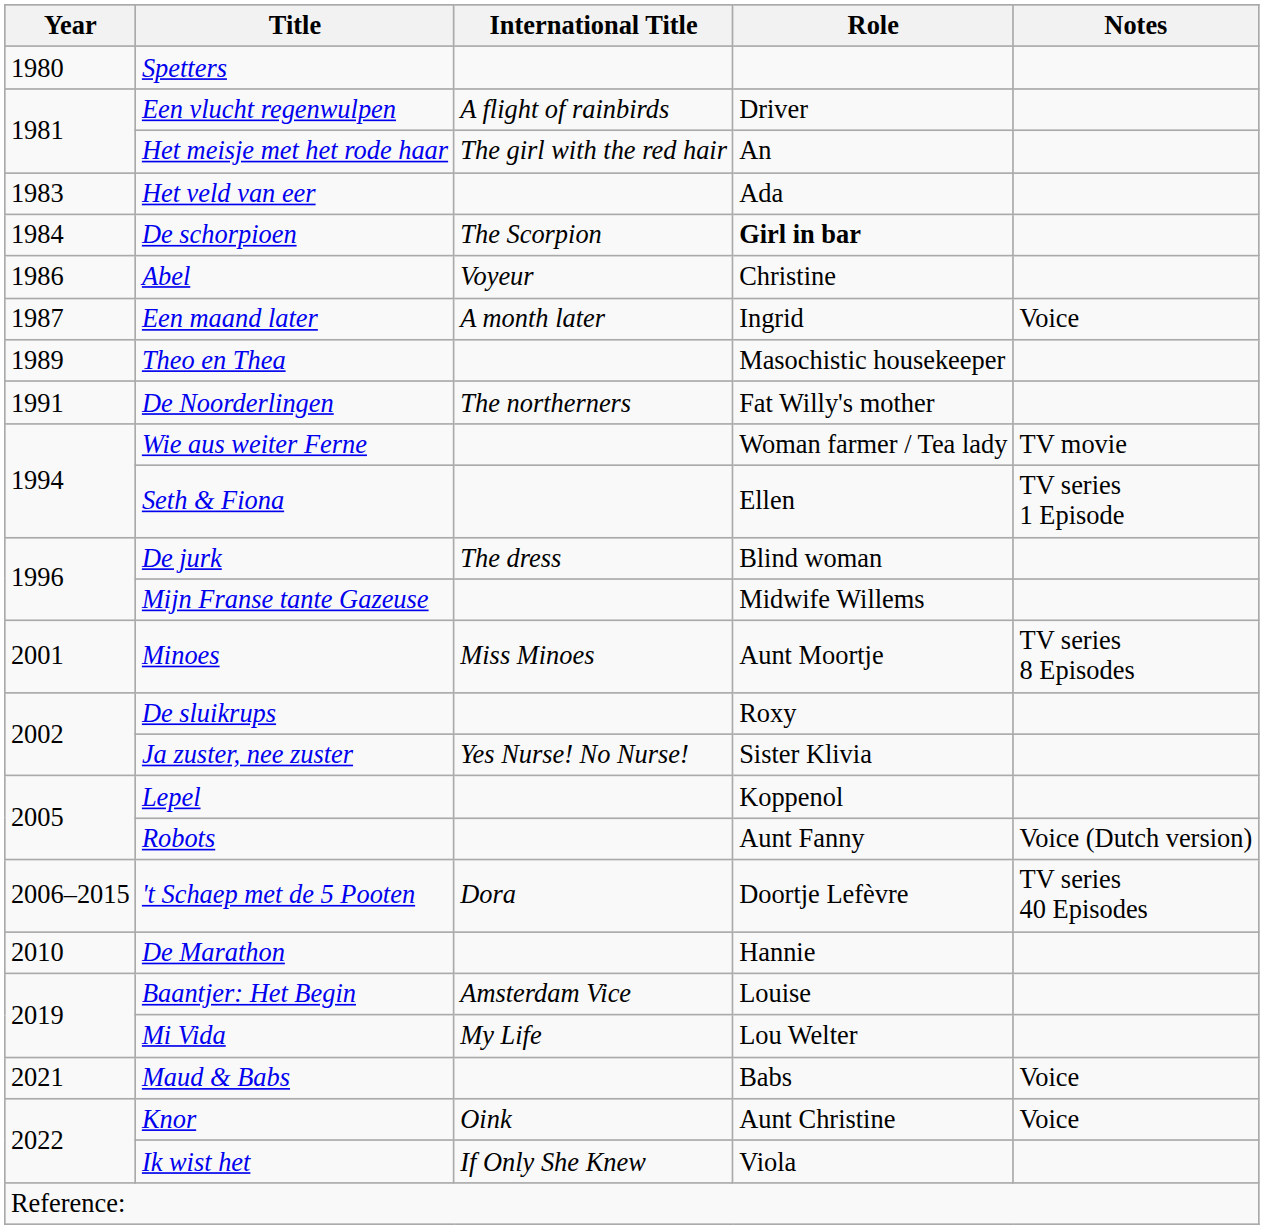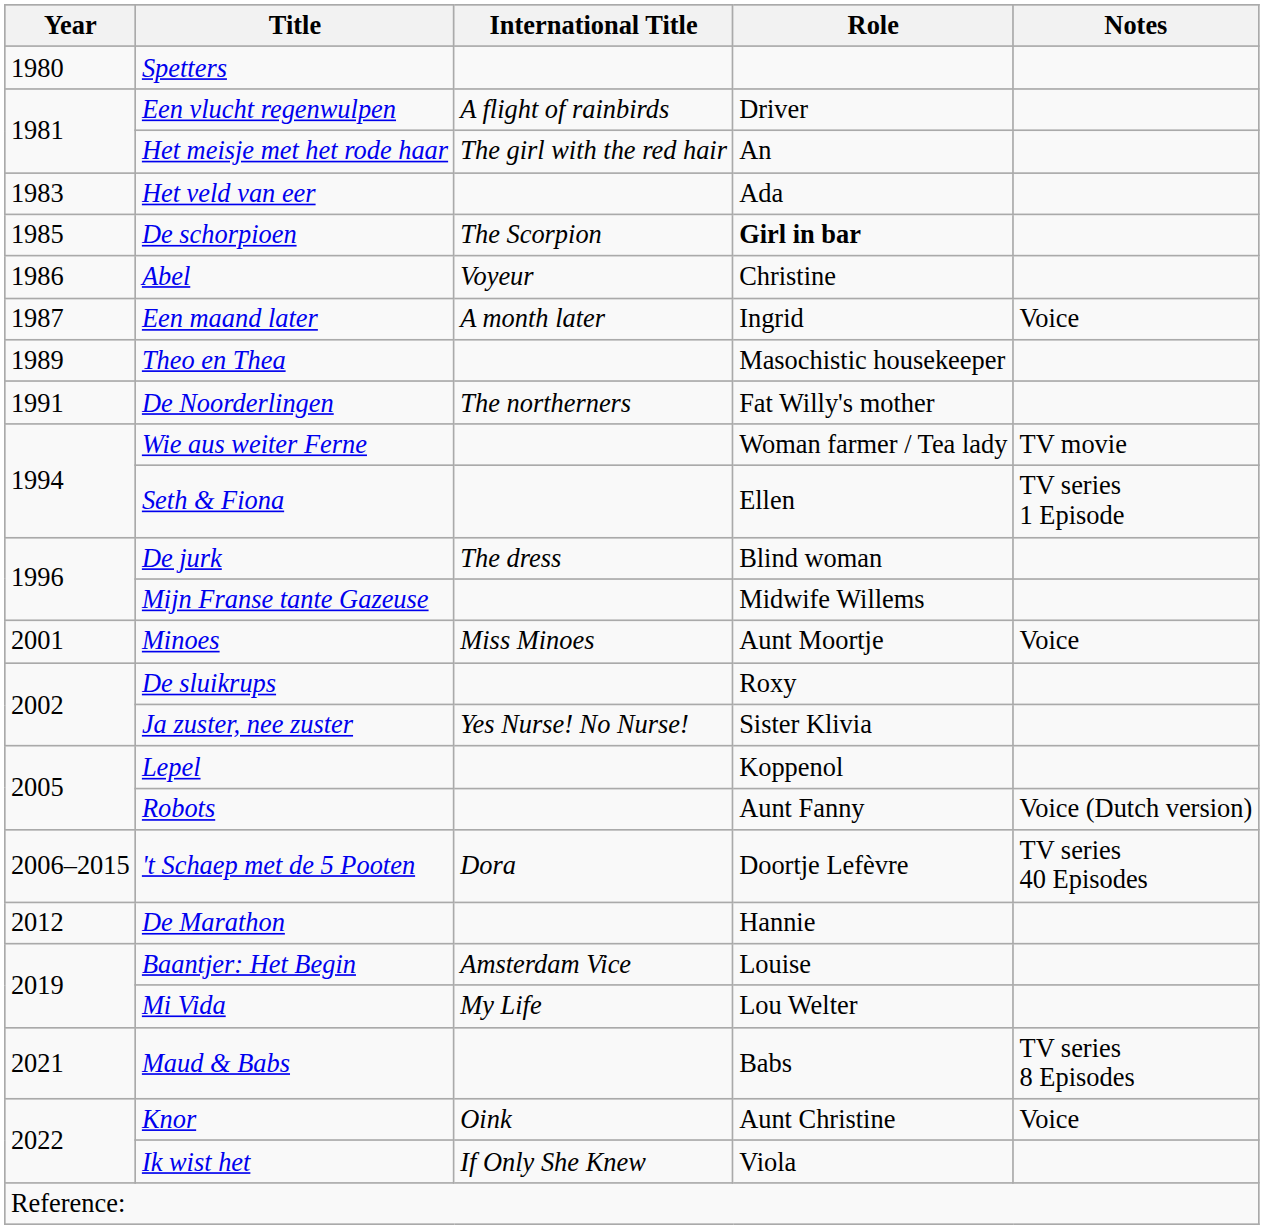(37, 234) 1984 -> (37, 234) 1985
(1077, 656) TV series 8 Episodes -> (1049, 641) Voice
(37, 951) 2010 -> (37, 922) 2012
(1049, 1077) Voice -> (1077, 1062) TV series 8 Episodes
